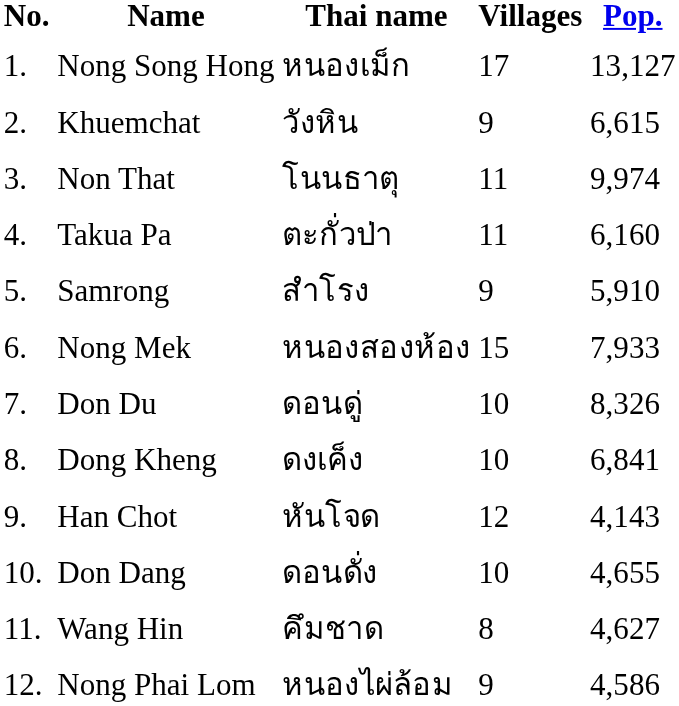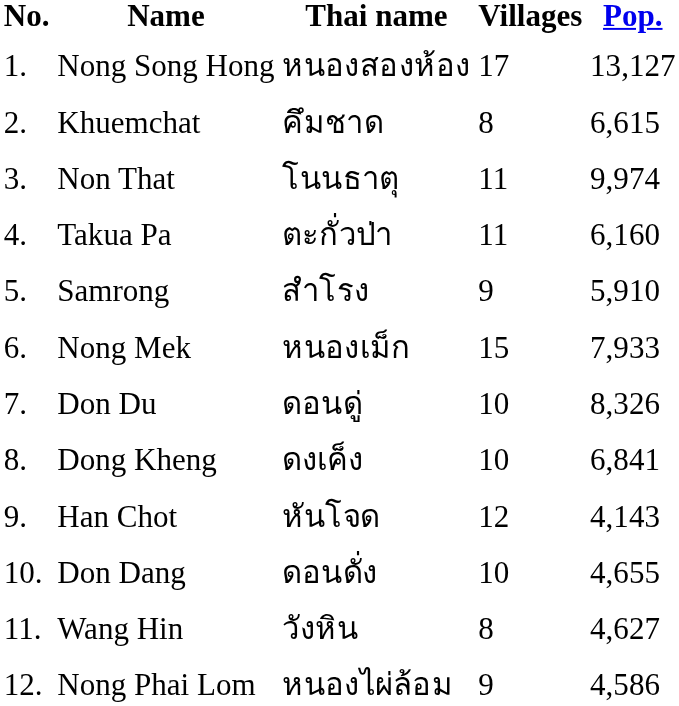(346, 66) หนองเม็ก -> (376, 66) หนองสองห้อง
(320, 122) วังหิน -> (333, 122) คึมชาด
(486, 121) 9 -> (486, 121) 8
(376, 347) หนองสองห้อง -> (346, 347) หนองเม็ก
(333, 628) คึมชาด -> (320, 628) วังหิน
